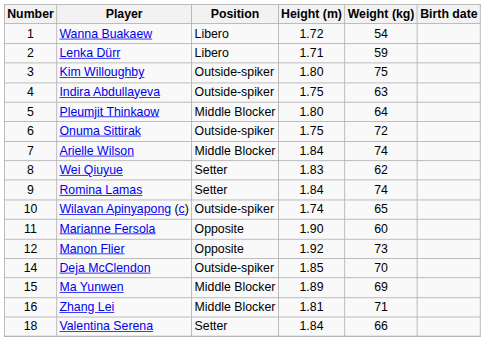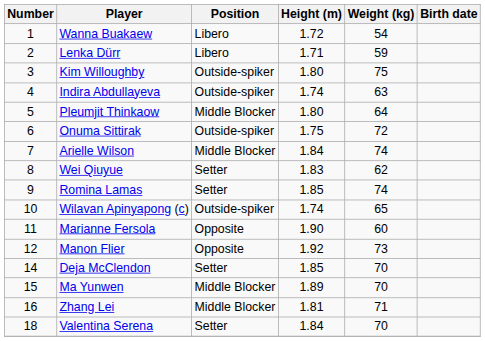(312, 92) 1.75 -> (312, 92) 1.74
(312, 190) 1.84 -> (312, 190) 1.85
(234, 268) Outside-spiker -> (211, 268) Setter
(381, 287) 69 -> (381, 287) 70
(381, 326) 66 -> (381, 326) 70
